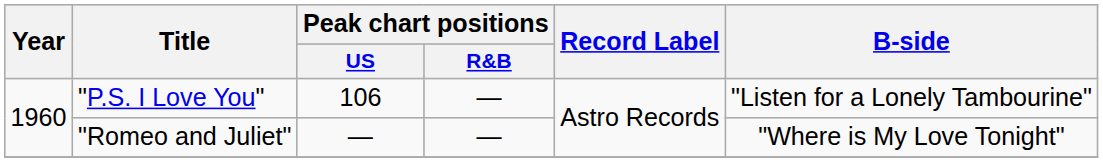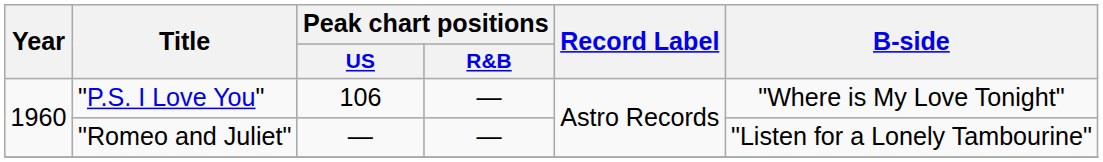(911, 97) "Listen for a Lonely Tambourine" -> (911, 97) "Where is My Love Tonight"
(911, 137) "Where is My Love Tonight" -> (911, 137) "Listen for a Lonely Tambourine"
